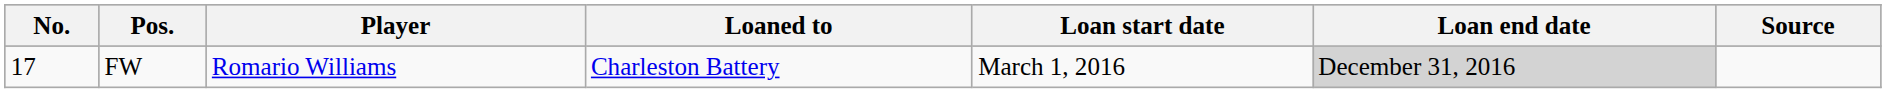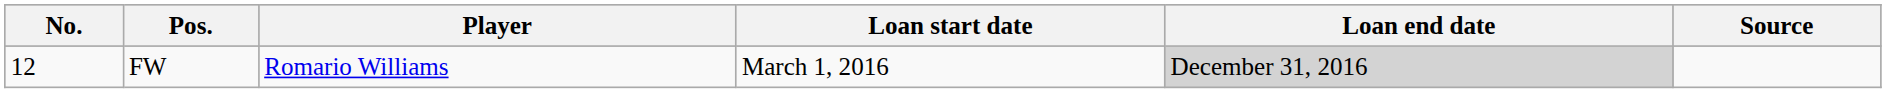- column: (779, 25)
(23, 66) 17 -> (23, 66) 12
